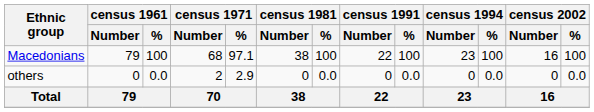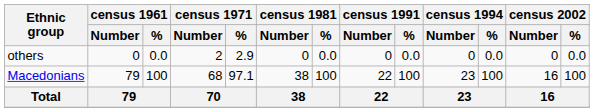rows swapped: (46, 55) <-> (25, 76)
